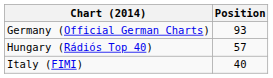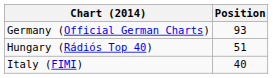(240, 47) 57 -> (240, 47) 51
